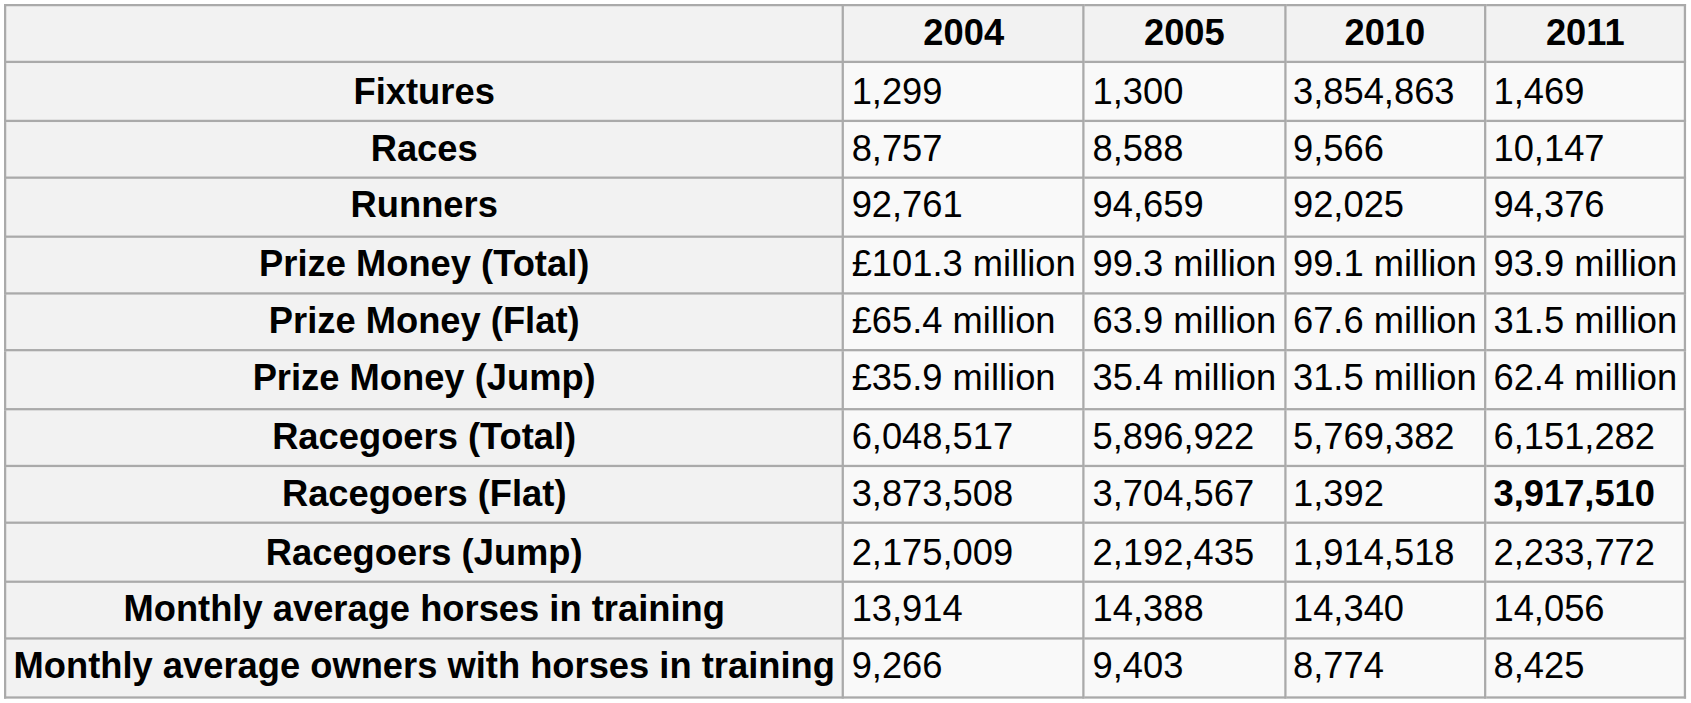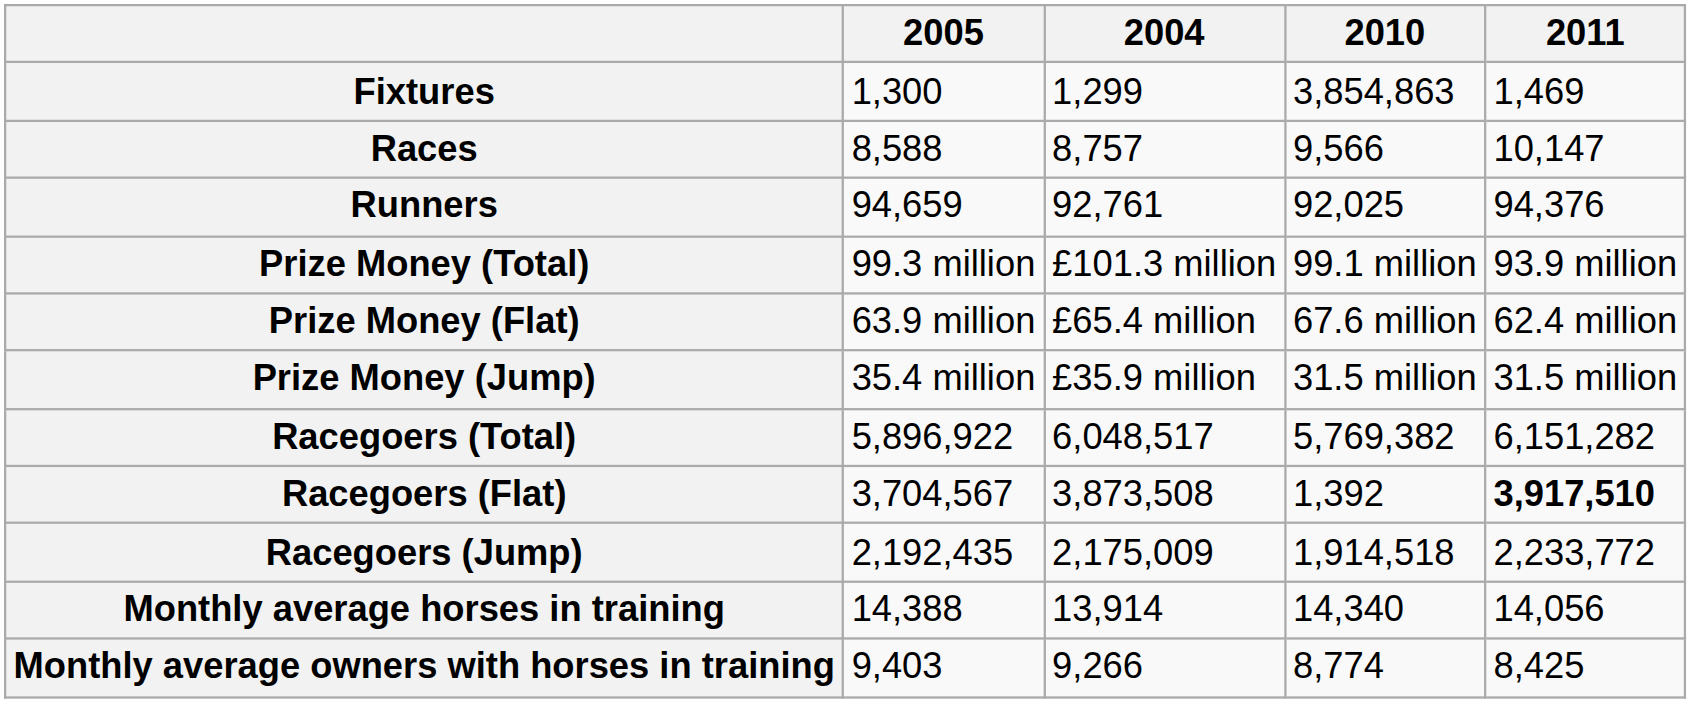columns swapped: (964, 33) <-> (1184, 33)
(1585, 321) 31.5 million -> (1585, 321) 62.4 million
(1585, 378) 62.4 million -> (1585, 378) 31.5 million
